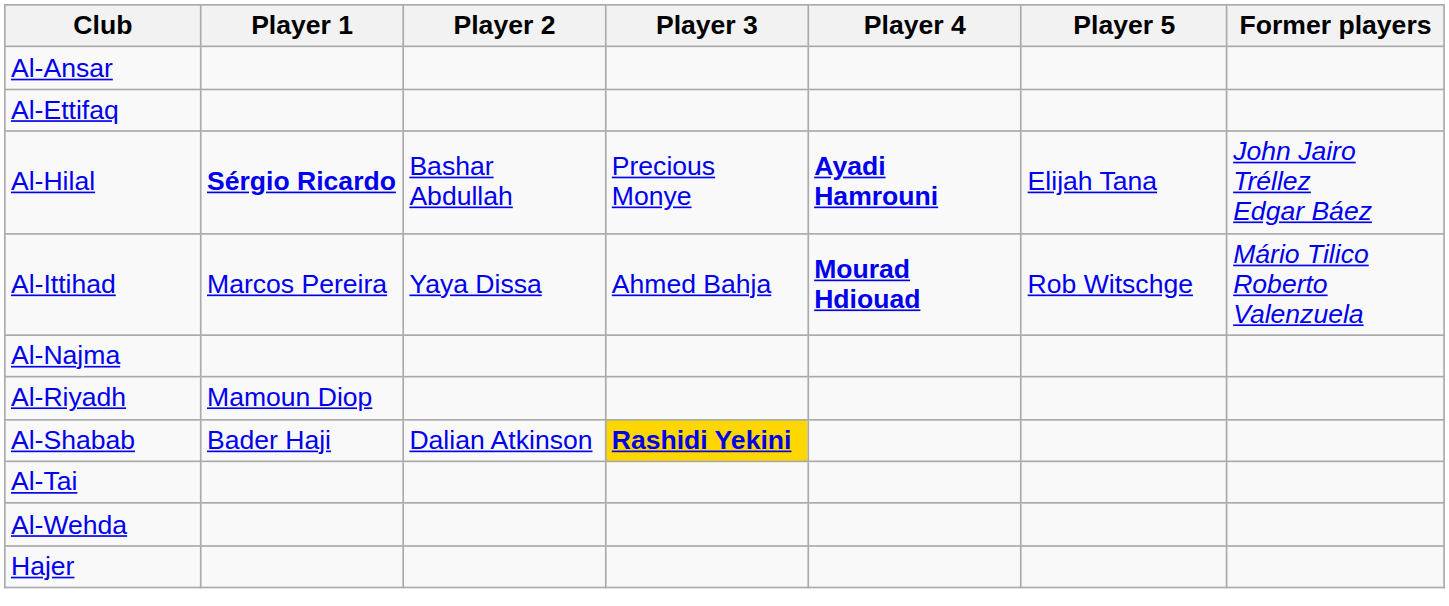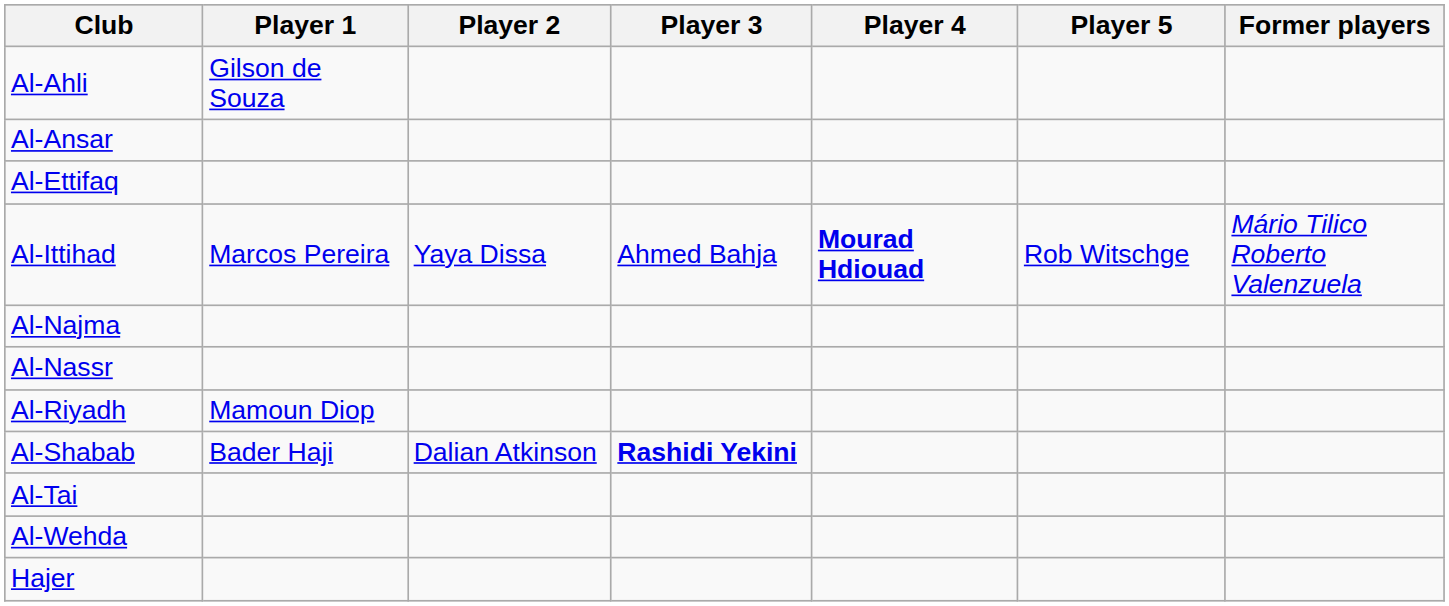+ row: (49, 82)
- row: (53, 181)
+ row: (62, 367)
(702, 439) gold background -> (707, 452) no background
